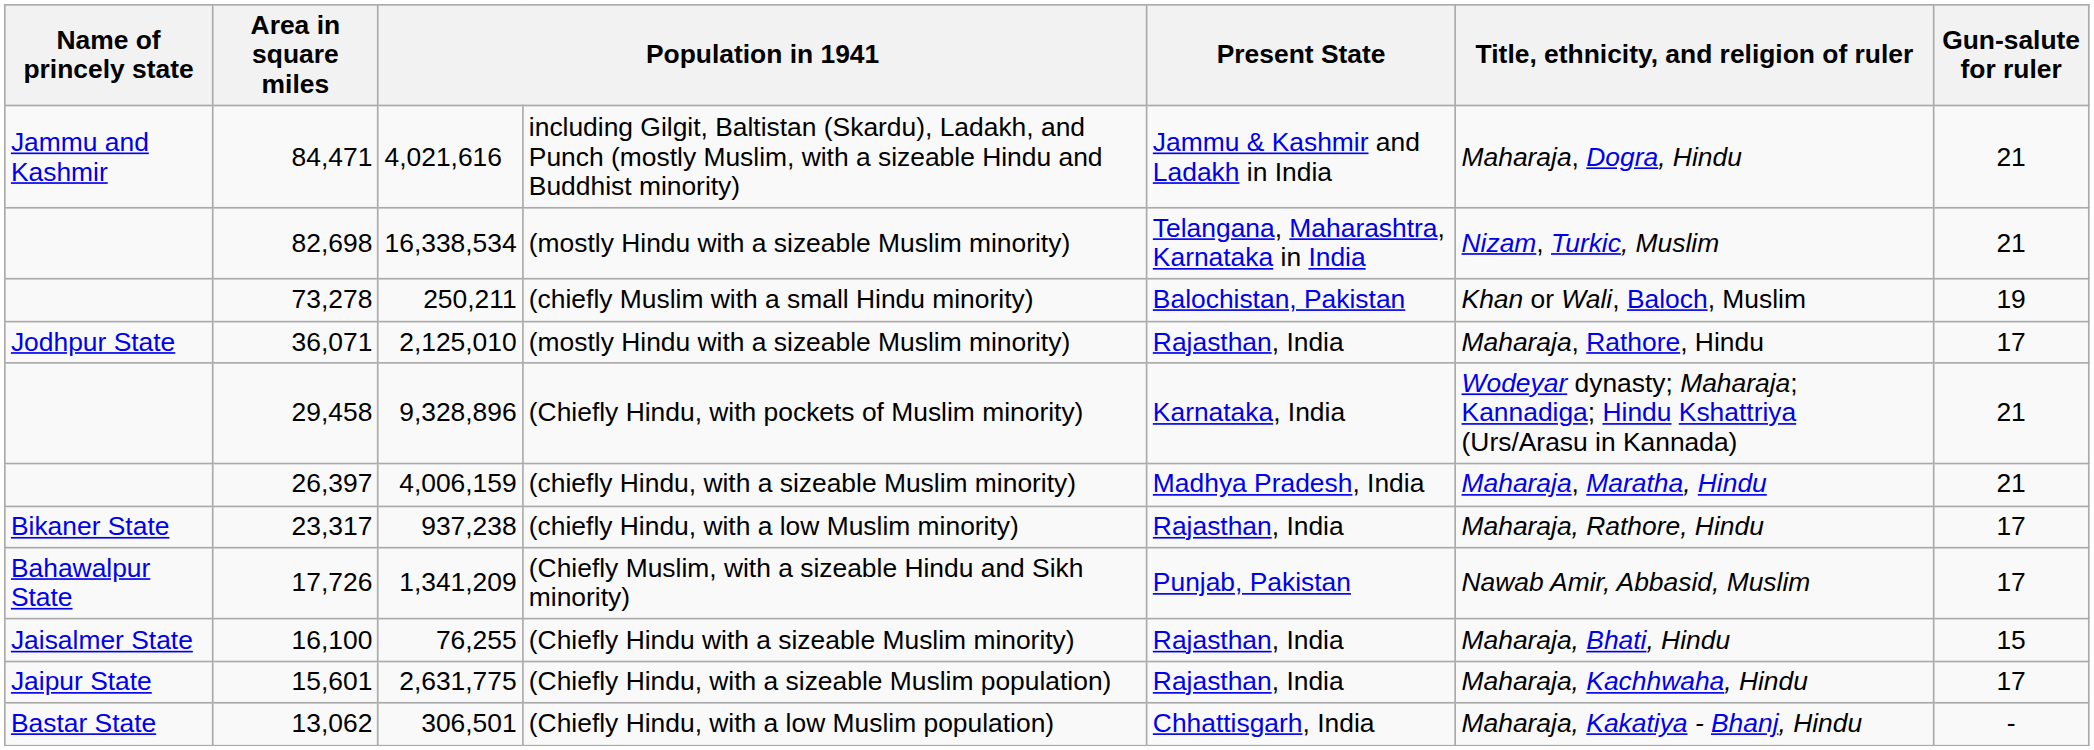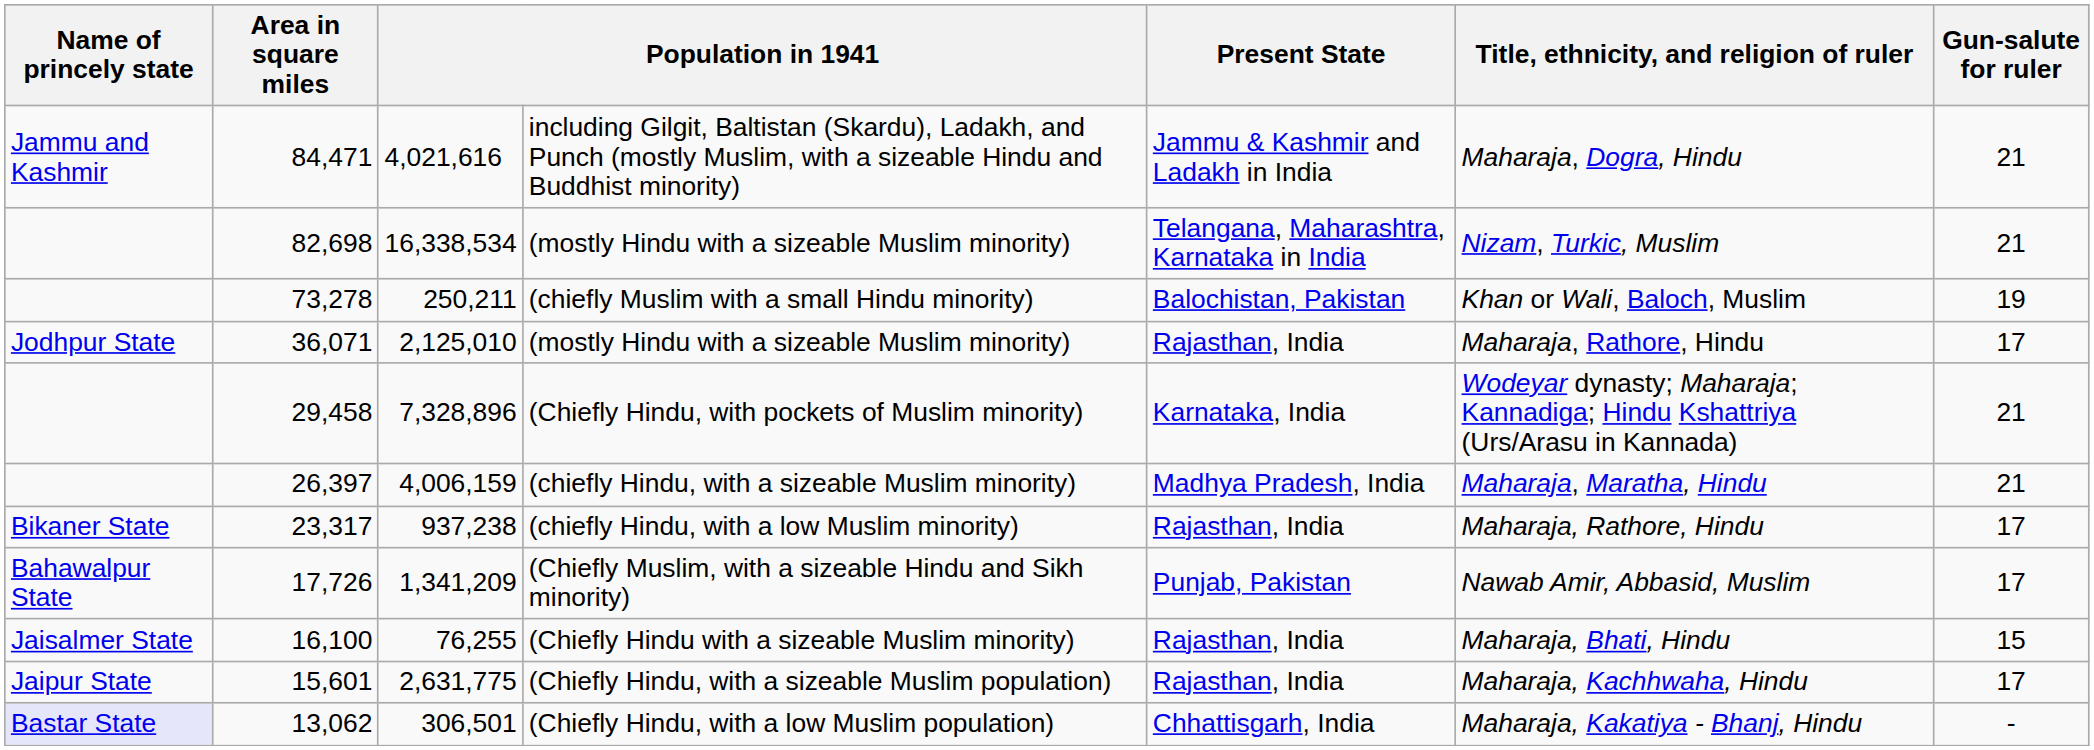(458, 412) 9,328,896 -> (458, 412) 7,328,896
(84, 723) no background -> (84, 723) lavender background
